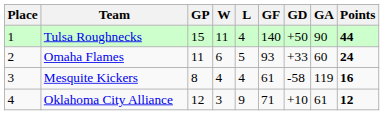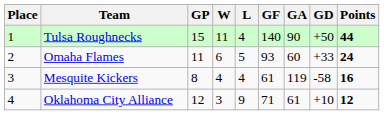columns swapped: (324, 15) <-> (297, 15)
